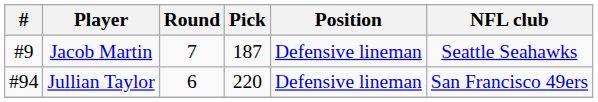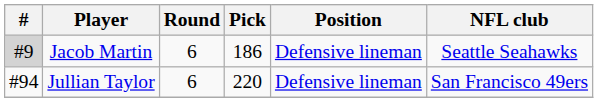(24, 50) no background -> (24, 50) lightgrey background
(192, 50) 7 -> (192, 50) 6
(247, 50) 187 -> (247, 50) 186
